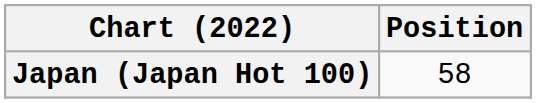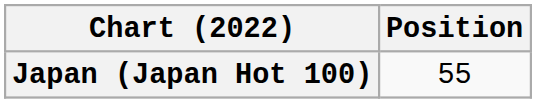(455, 75) 58 -> (455, 75) 55
